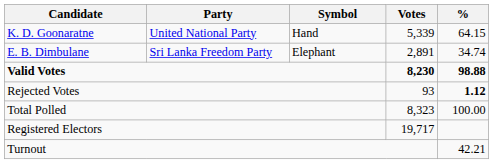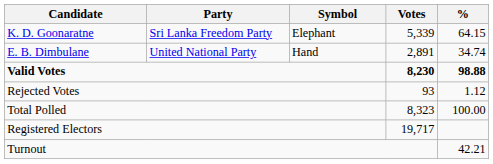(203, 33) United National Party -> (211, 33) Sri Lanka Freedom Party
(305, 33) Hand -> (314, 33) Elephant
(211, 52) Sri Lanka Freedom Party -> (203, 52) United National Party
(314, 52) Elephant -> (305, 52) Hand
(475, 91) bold -> (475, 91) normal
